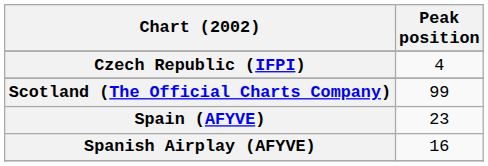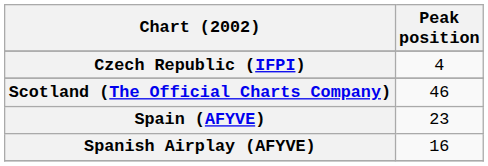(439, 92) 99 -> (439, 92) 46
